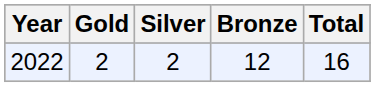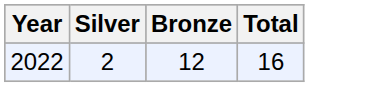- column: (102, 24)
